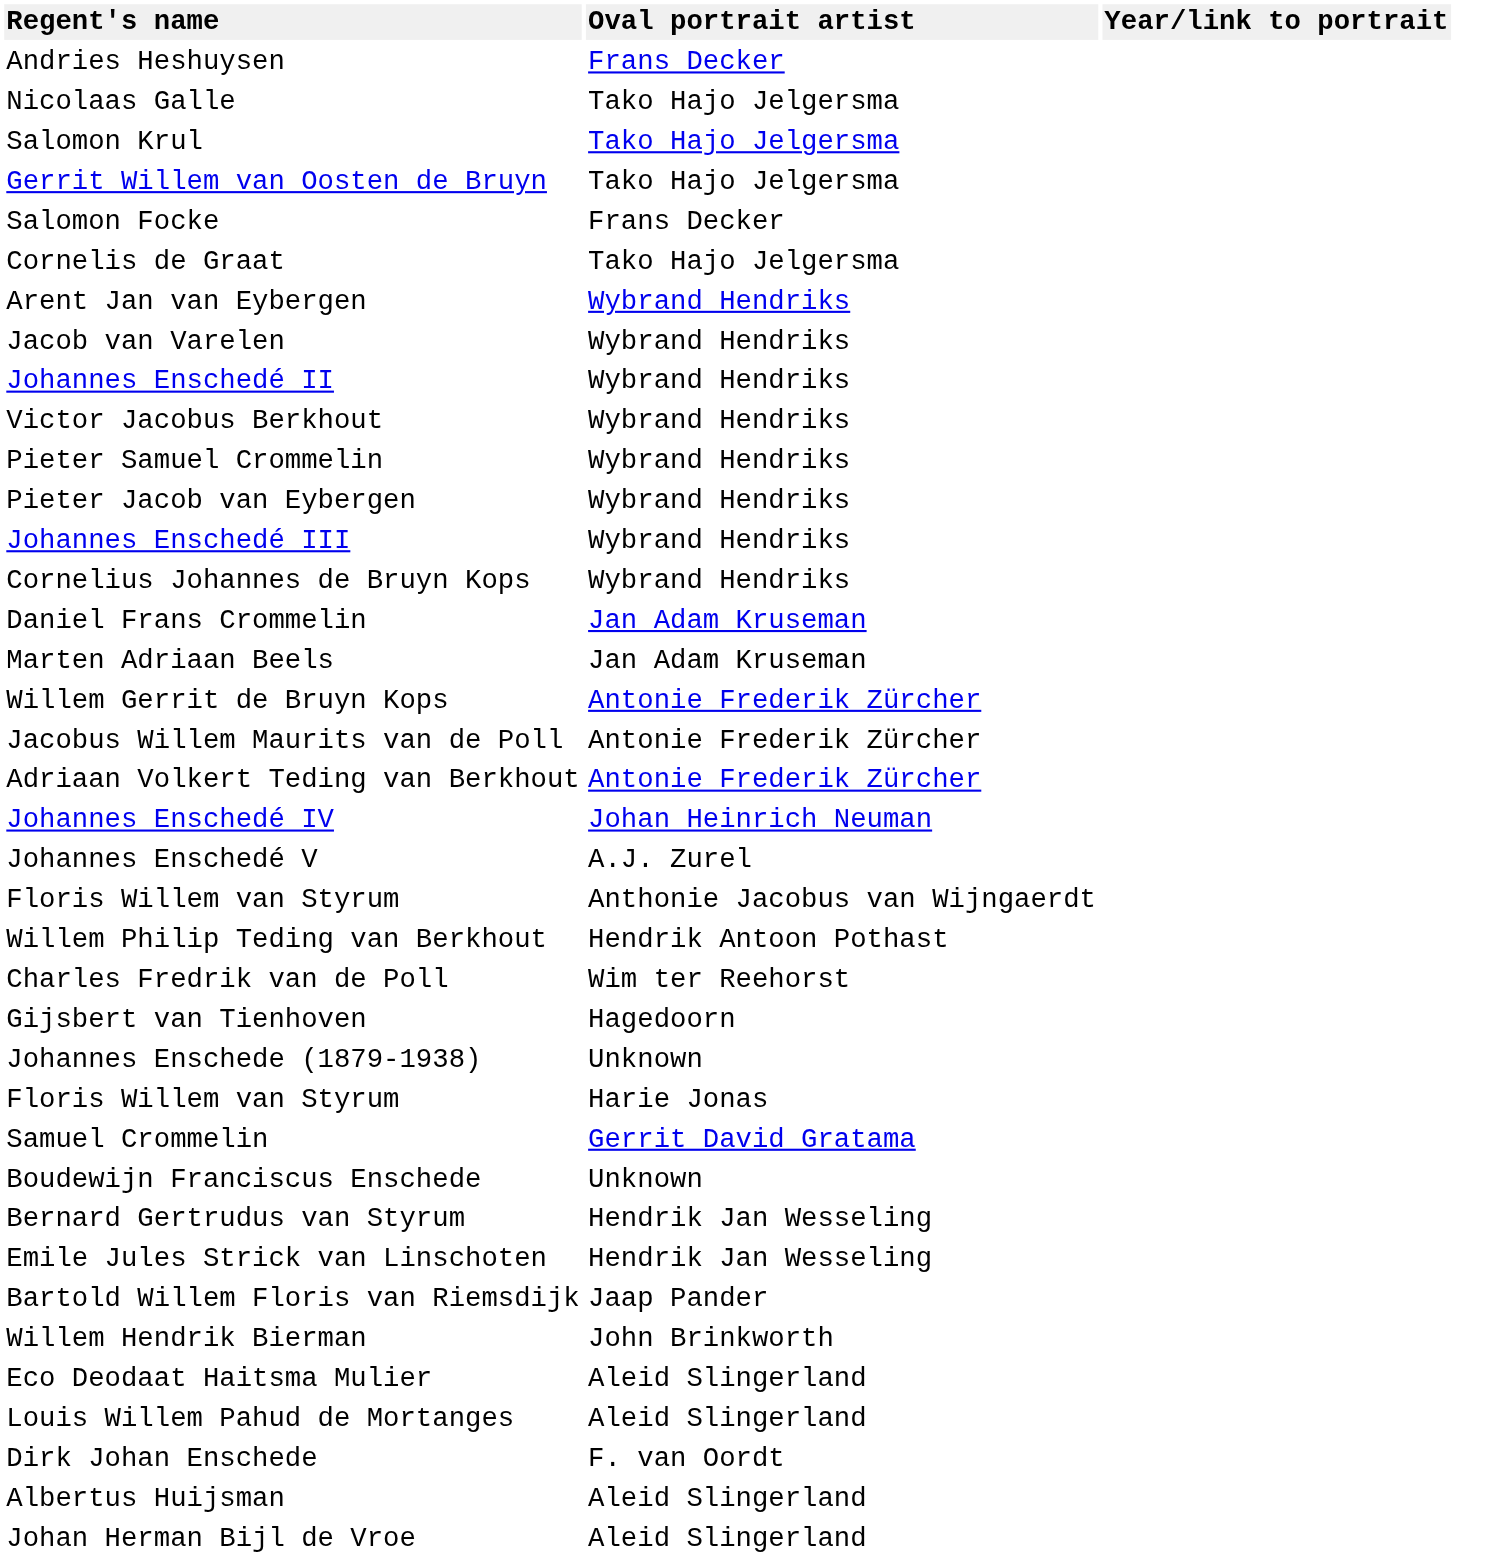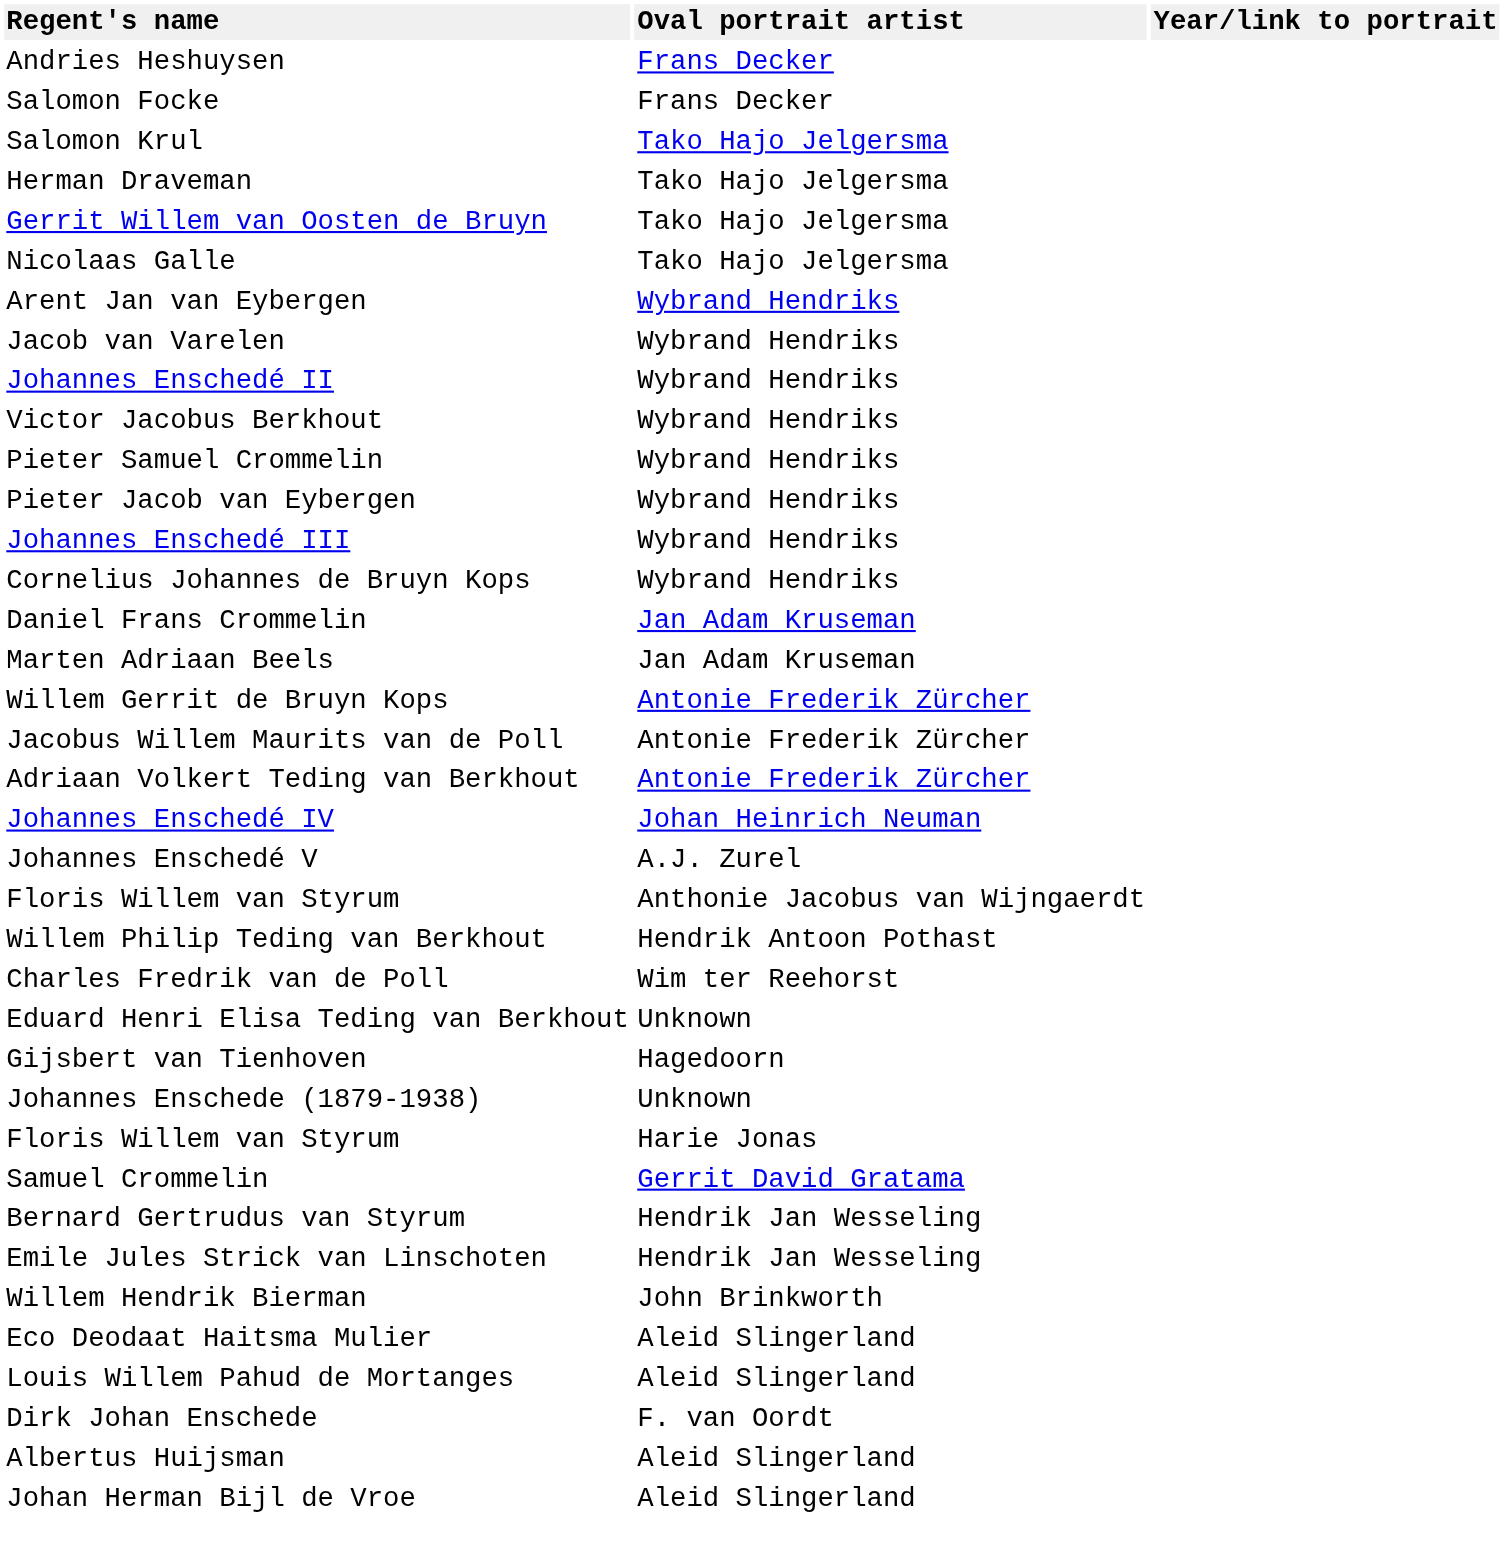rows swapped: (113, 222) <-> (121, 102)
+ row: (129, 182)
- row: (146, 261)
+ row: (318, 1020)
- row: (244, 1179)
- row: (293, 1299)
